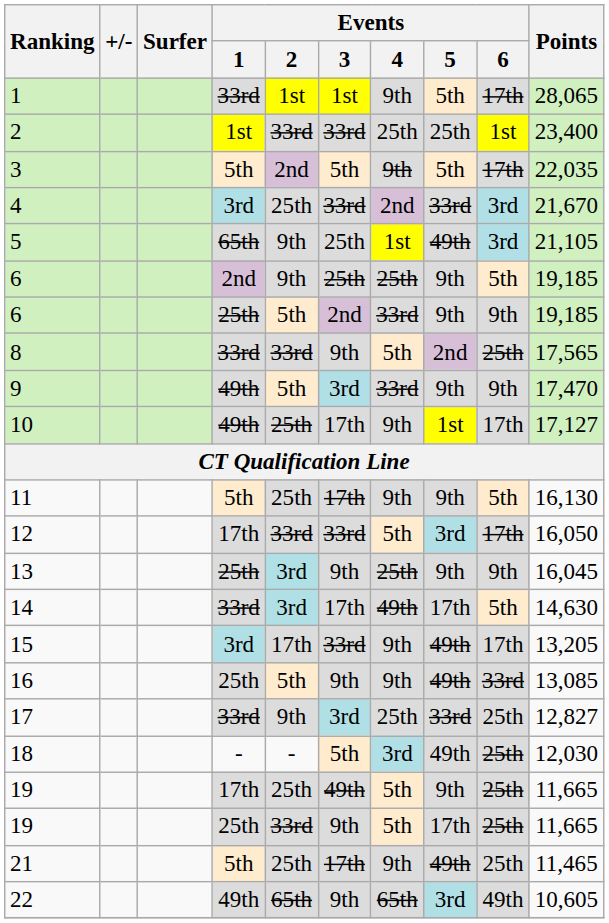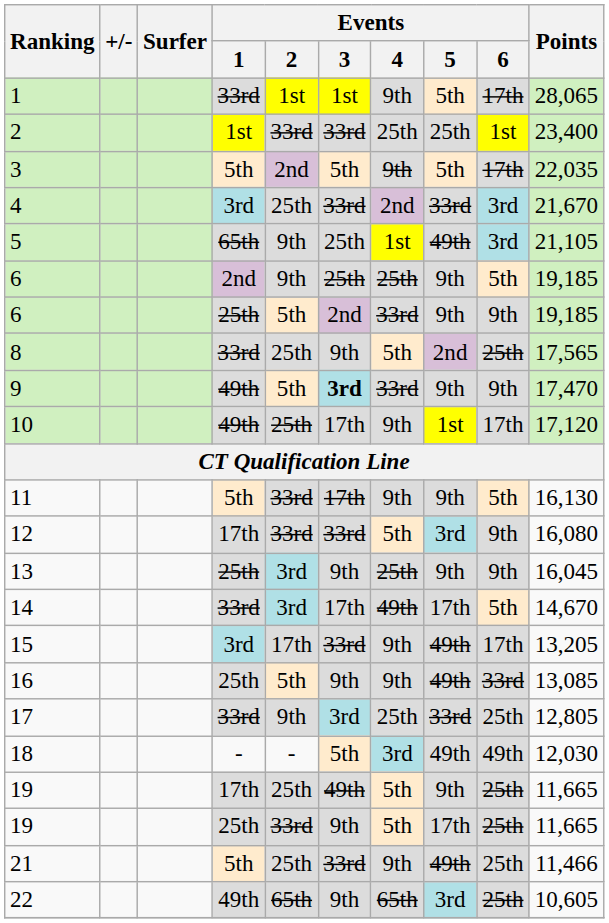(292, 351) 33rd -> (292, 351) 25th
(344, 388) normal -> (344, 388) bold
(566, 424) 17,127 -> (566, 424) 17,120
(292, 497) 25th -> (292, 497) 33rd
(503, 534) 17th -> (503, 534) 9th
(566, 534) 16,050 -> (566, 534) 16,080
(566, 607) 14,630 -> (566, 607) 14,670
(566, 717) 12,827 -> (566, 717) 12,805
(503, 753) 25th -> (503, 753) 49th
(344, 863) 17th -> (344, 863) 33rd
(566, 863) 11,465 -> (566, 863) 11,466
(503, 899) 49th -> (503, 899) 25th
